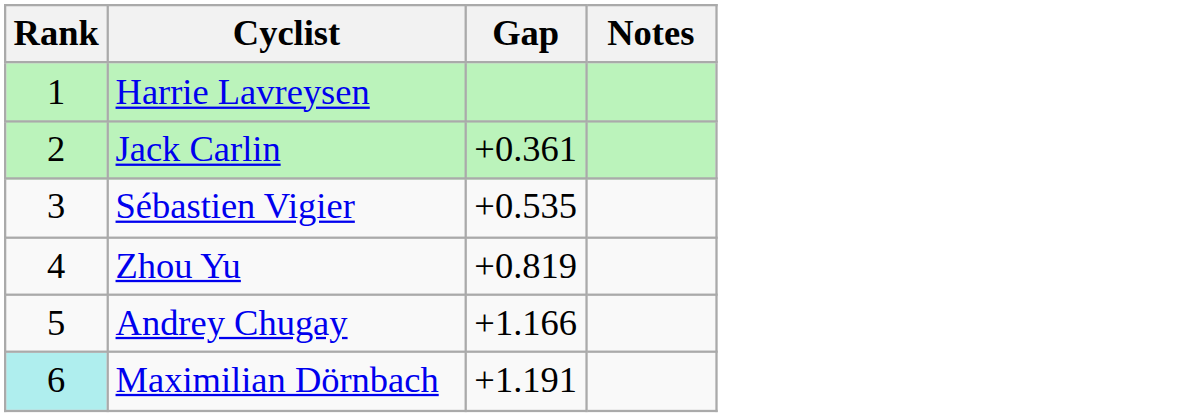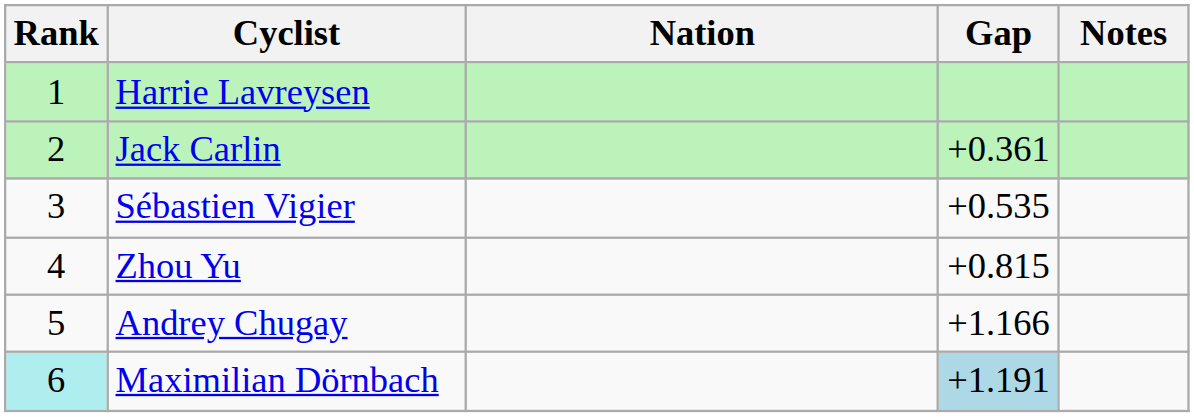+ column: (702, 33)
(526, 264) +0.819 -> (999, 264) +0.815
(526, 380) no background -> (999, 380) lightblue background
